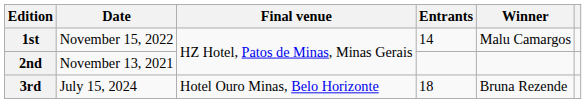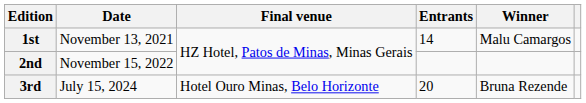(117, 40) November 15, 2022 -> (117, 40) November 13, 2021
(117, 63) November 13, 2021 -> (117, 63) November 15, 2022
(426, 87) 18 -> (426, 87) 20
